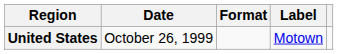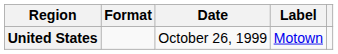columns swapped: (159, 15) <-> (243, 15)
